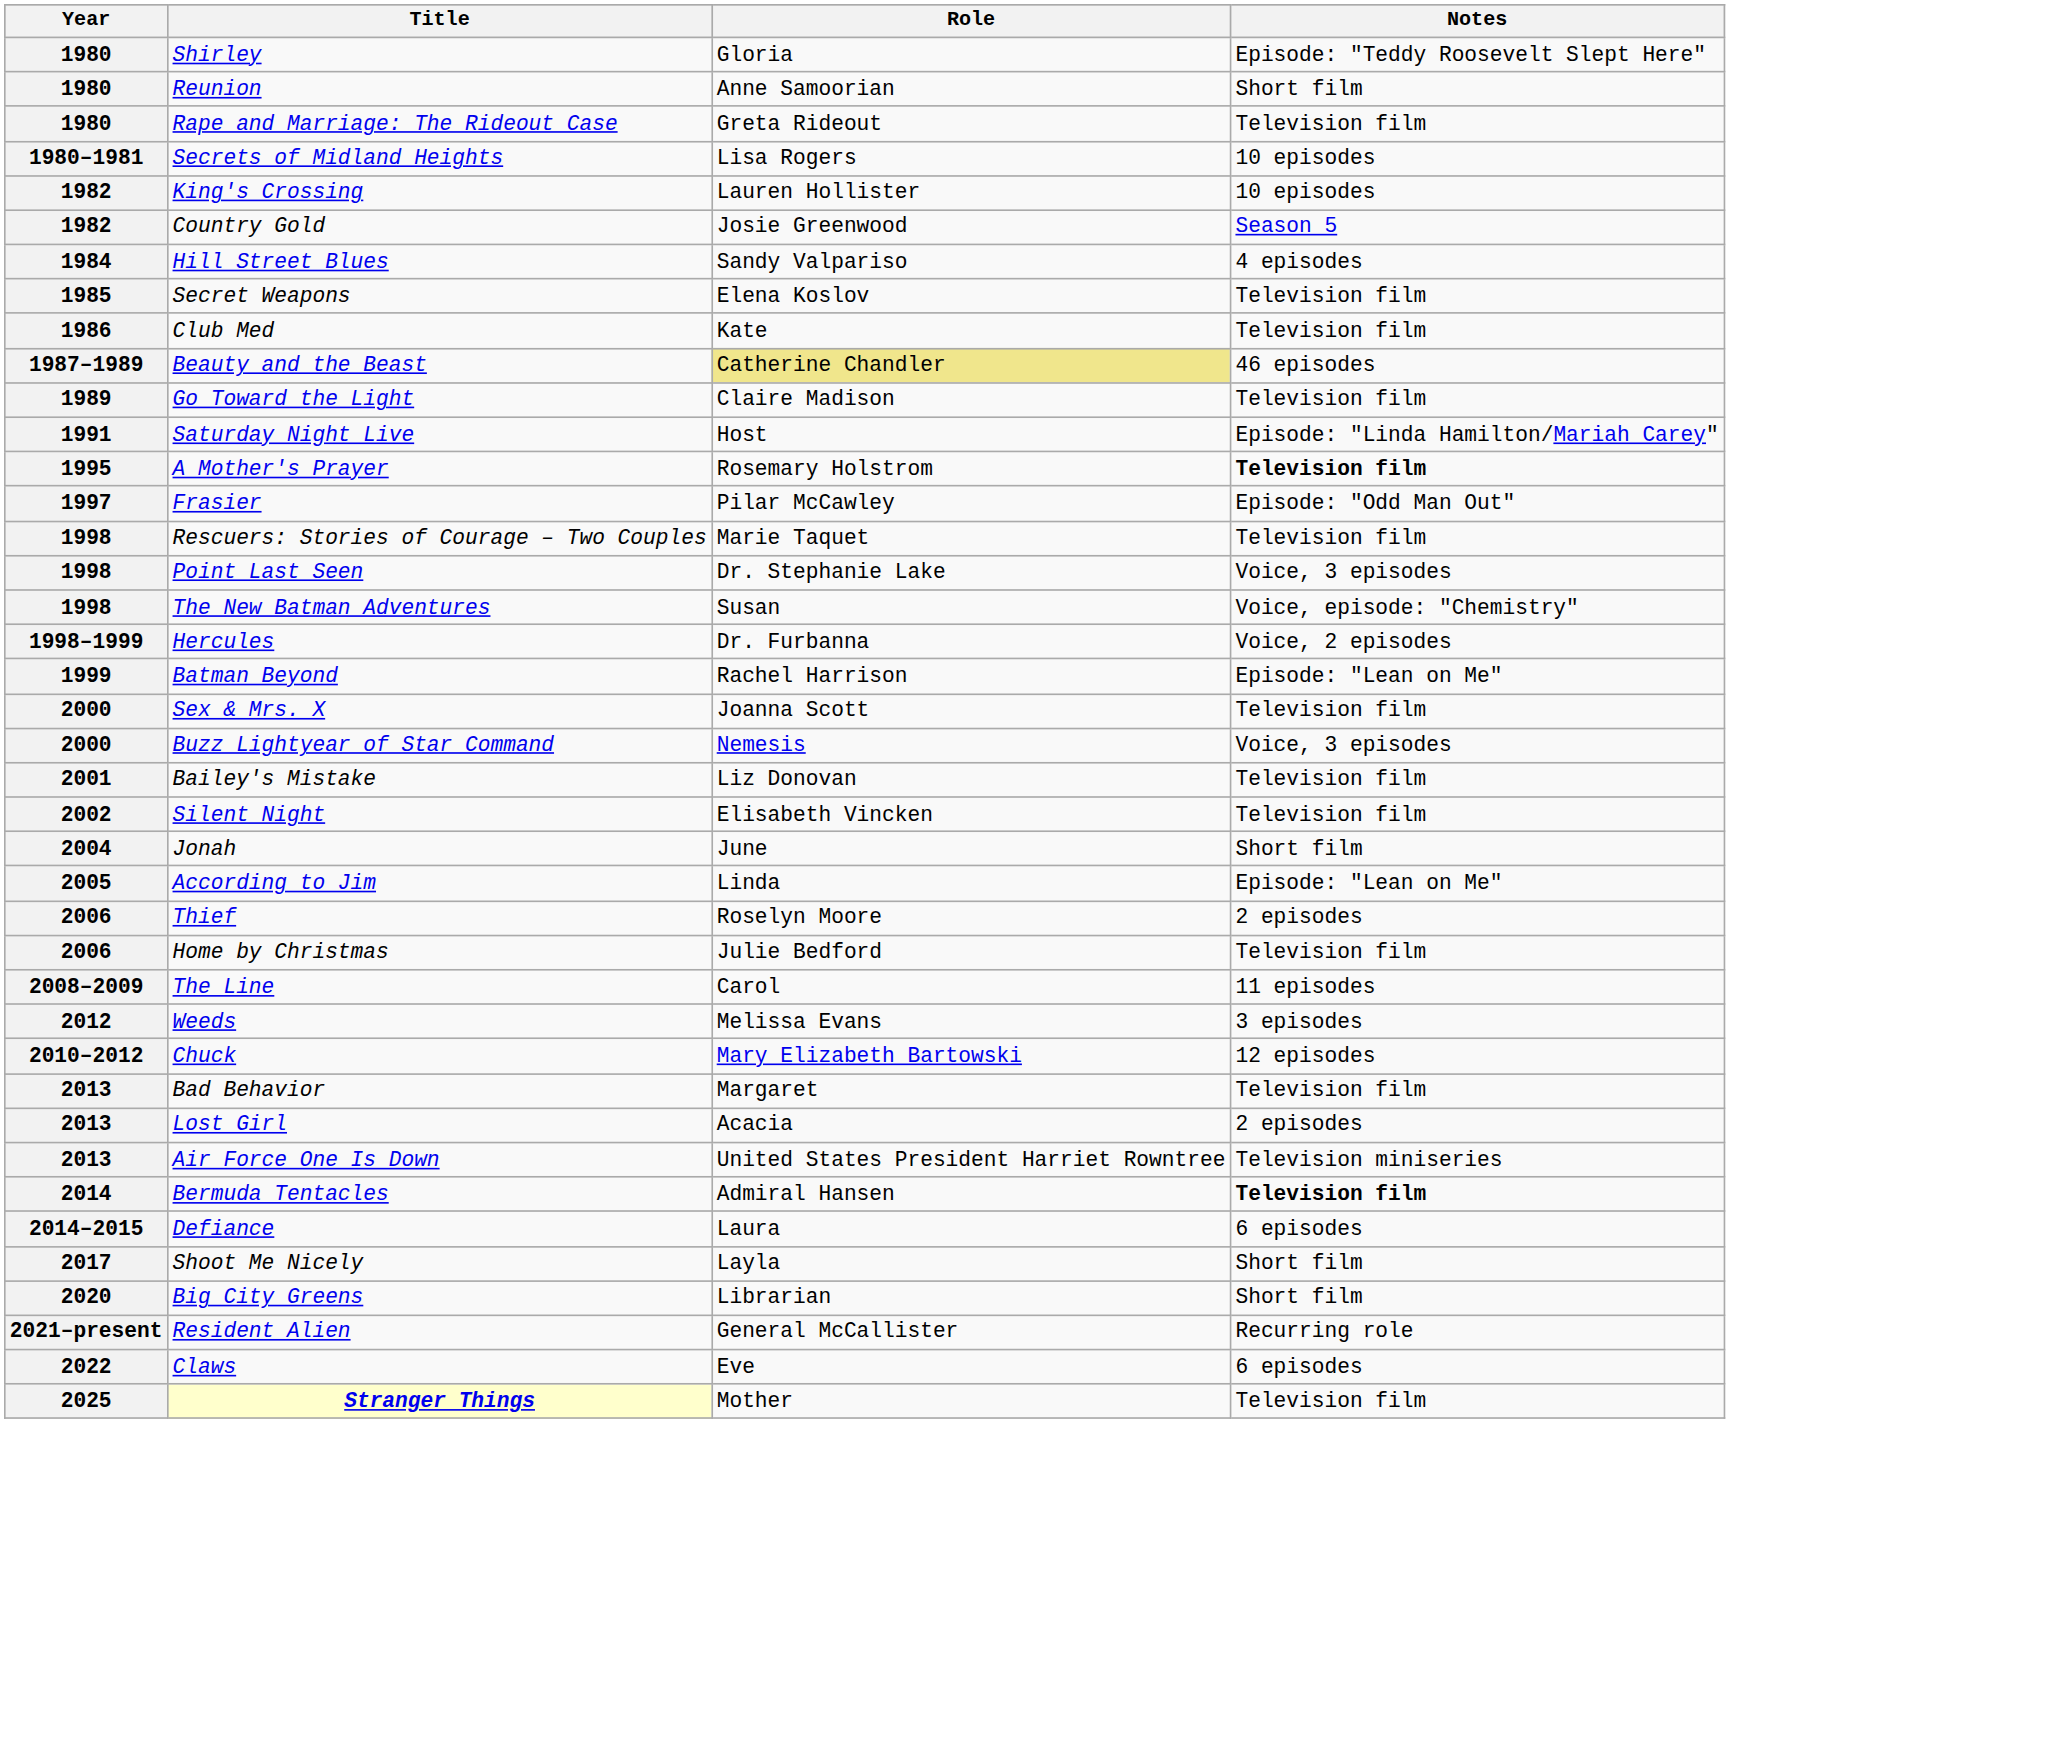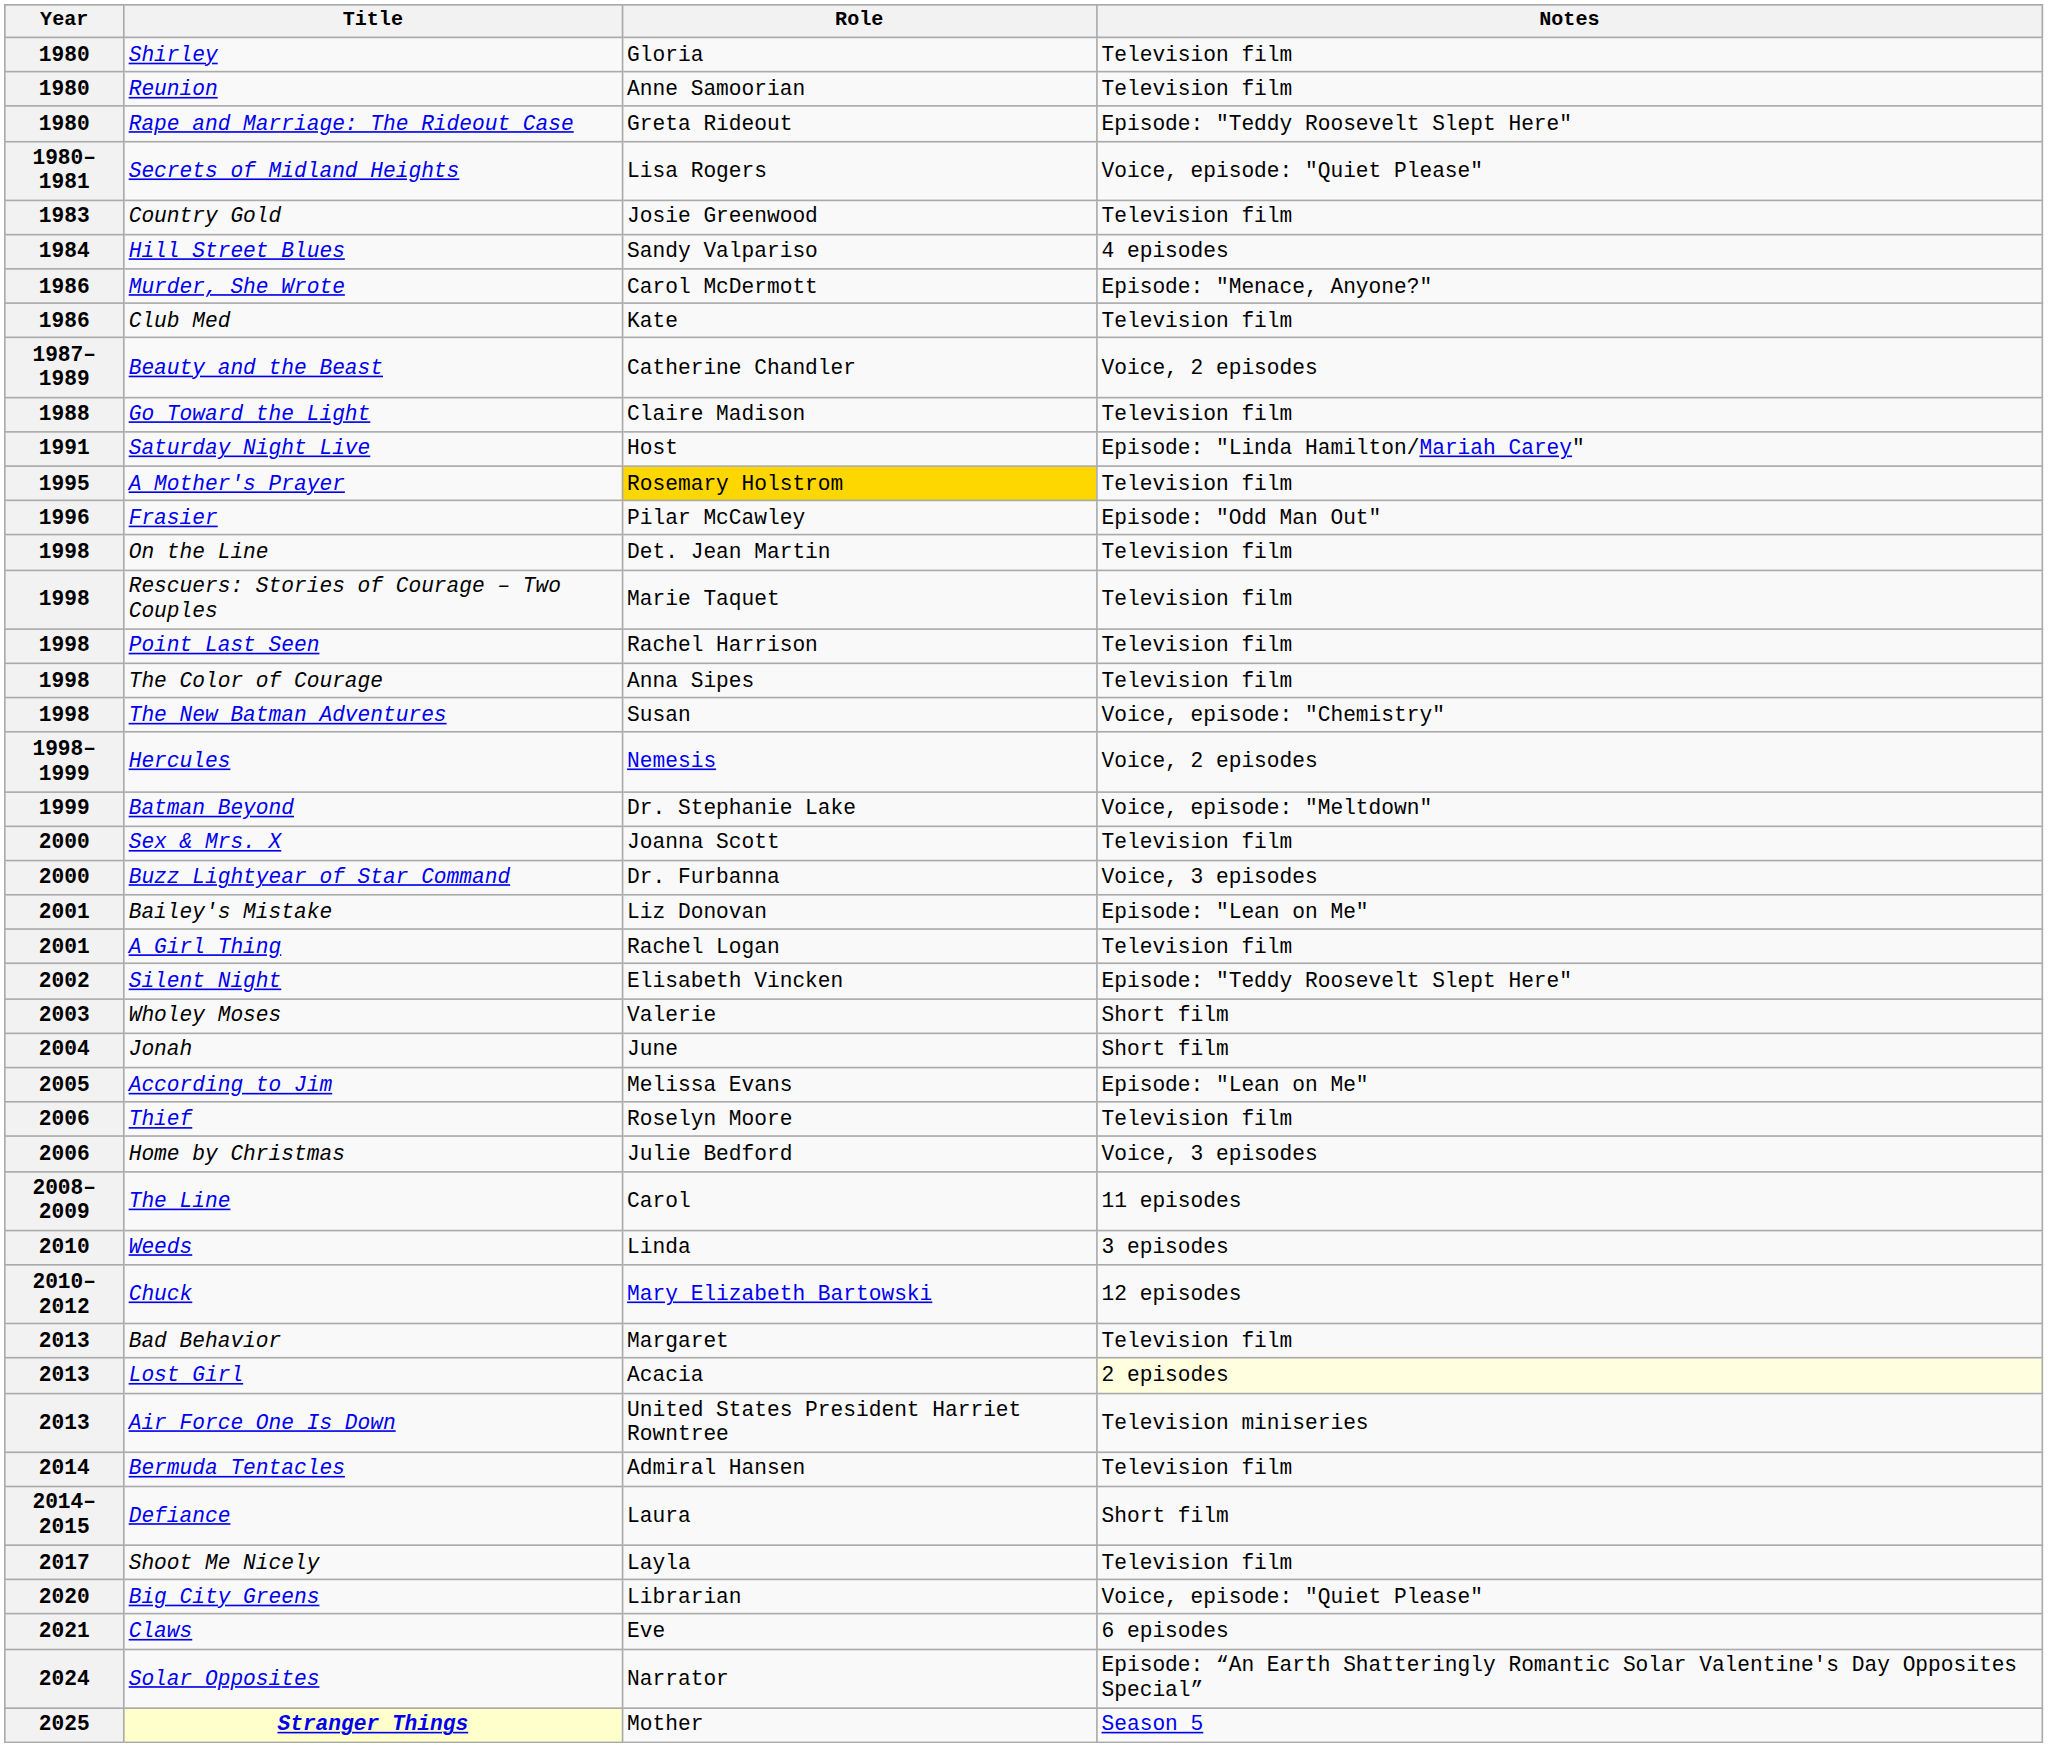(1471, 55) Episode: "Teddy Roosevelt Slept Here" -> (1197, 55) Television film
(1299, 89) Short film -> (1197, 89) Television film
(1331, 124) Television film -> (1337, 124) Episode: "Teddy Roosevelt Slept Here"
(1305, 158) 10 episodes -> (1292, 170) Voice, episode: "Quiet Please"
- row: (268, 193)
(86, 227) 1982 -> (64, 217) 1983
(1286, 227) Season 5 -> (1197, 217) Television film
- row: (262, 296)
+ row: (237, 286)
(831, 365) khaki background -> (742, 368) no background
(1305, 365) 46 episodes -> (1210, 368) Voice, 2 episodes
(86, 400) 1989 -> (64, 414) 1988
(825, 469) no background -> (735, 483) gold background
(1331, 469) bold -> (1197, 483) normal
(86, 504) 1997 -> (64, 518) 1996
+ row: (199, 552)
(831, 573) Dr. Stephanie Lake -> (722, 646) Rachel Harrison
(1344, 573) Voice, 3 episodes -> (1197, 646) Television film
+ row: (256, 681)
(793, 642) Dr. Furbanna -> (672, 762) Nemesis
(812, 676) Rachel Harrison -> (742, 809) Dr. Stephanie Lake
(1369, 676) Episode: "Lean on Me" -> (1267, 809) Voice, episode: "Meltdown"
(761, 745) Nemesis -> (703, 878) Dr. Furbanna
(1331, 780) Television film -> (1235, 912) Episode: "Lean on Me"
+ row: (205, 947)
(1331, 814) Television film -> (1337, 981) Episode: "Teddy Roosevelt Slept Here"
+ row: (205, 1016)
(749, 883) Linda -> (710, 1085) Melissa Evans
(1299, 918) 2 episodes -> (1197, 1119) Television film
(1331, 953) Television film -> (1210, 1154) Voice, 3 episodes
(86, 1022) 2012 -> (64, 1247) 2010
(799, 1022) Melissa Evans -> (659, 1247) Linda
(1299, 1125) no background -> (1165, 1375) lightyellow background
(1331, 1194) bold -> (1197, 1469) normal
(1299, 1229) 6 episodes -> (1165, 1516) Short film
(1299, 1263) Short film -> (1197, 1563) Television film
(1299, 1298) Short film -> (1292, 1597) Voice, episode: "Quiet Please"
- row: (262, 1332)
(86, 1367) 2022 -> (64, 1632) 2021
+ row: (224, 1678)
(1331, 1401) Television film -> (1152, 1725) Season 5
